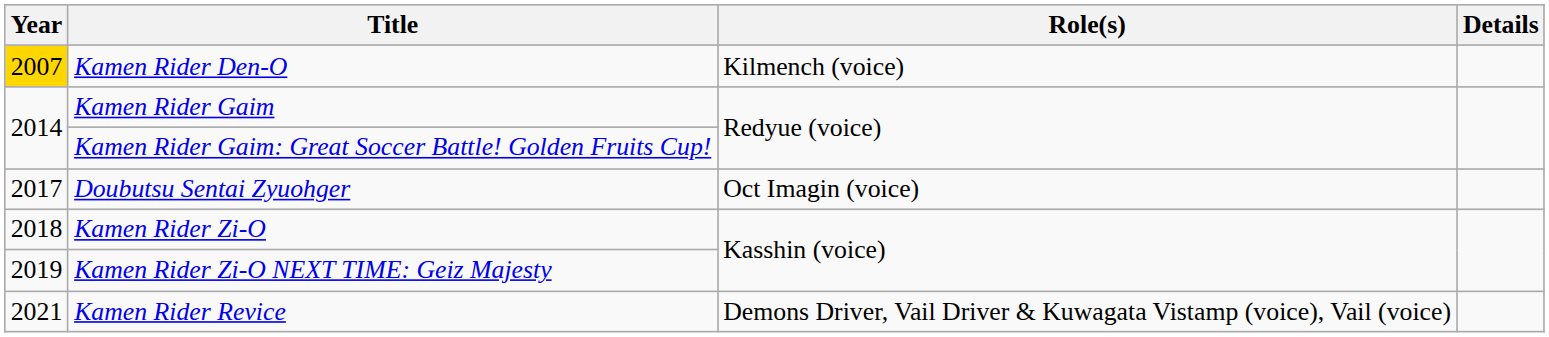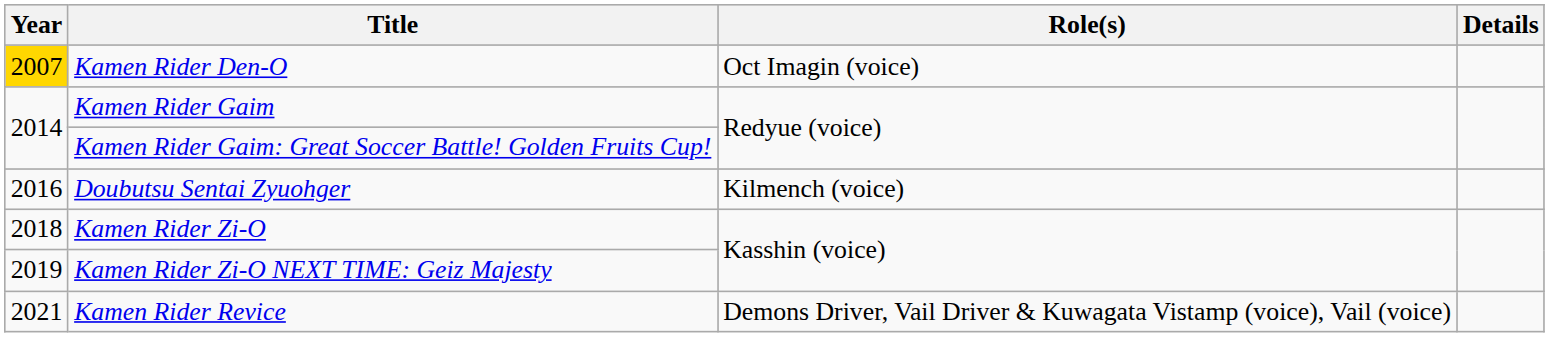(814, 65) Kilmench (voice) -> (821, 65) Oct Imagin (voice)
(37, 188) 2017 -> (37, 188) 2016
(821, 188) Oct Imagin (voice) -> (814, 188) Kilmench (voice)
